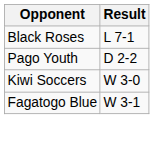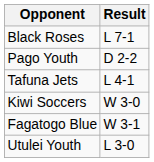+ row: (43, 80)
+ row: (44, 146)
